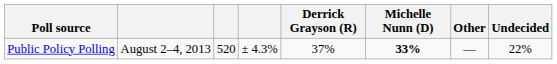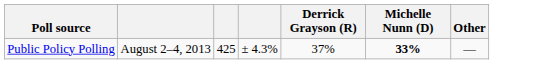- column: (520, 28)
(226, 48) 520 -> (226, 48) 425
